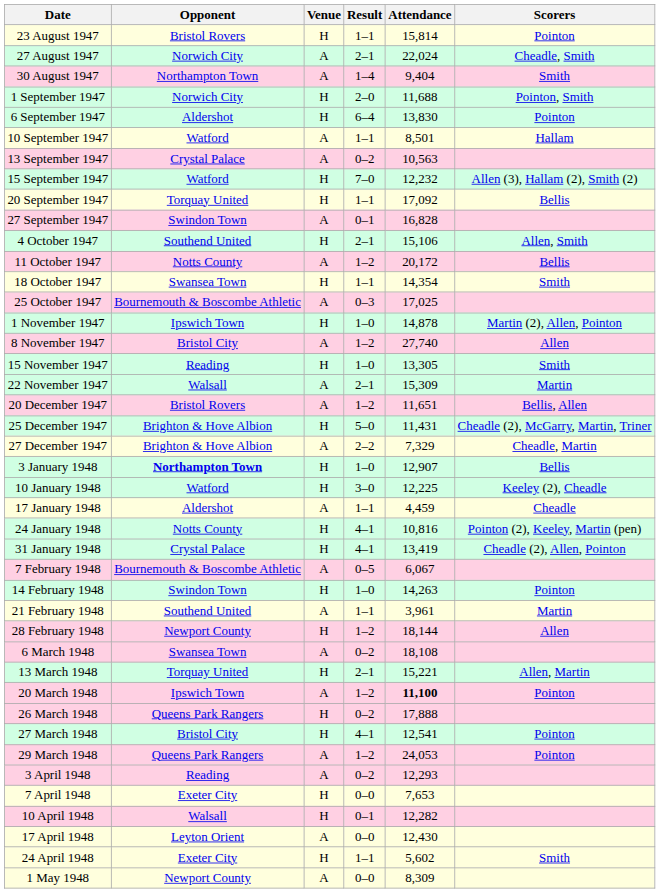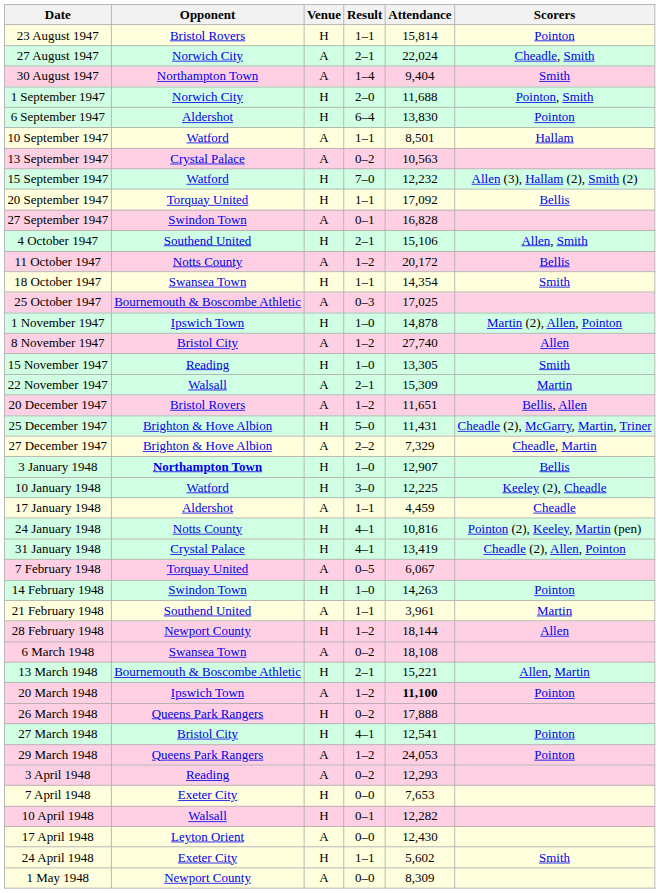(208, 569) Bournemouth & Boscombe Athletic -> (208, 569) Torquay United
(208, 672) Torquay United -> (208, 672) Bournemouth & Boscombe Athletic
